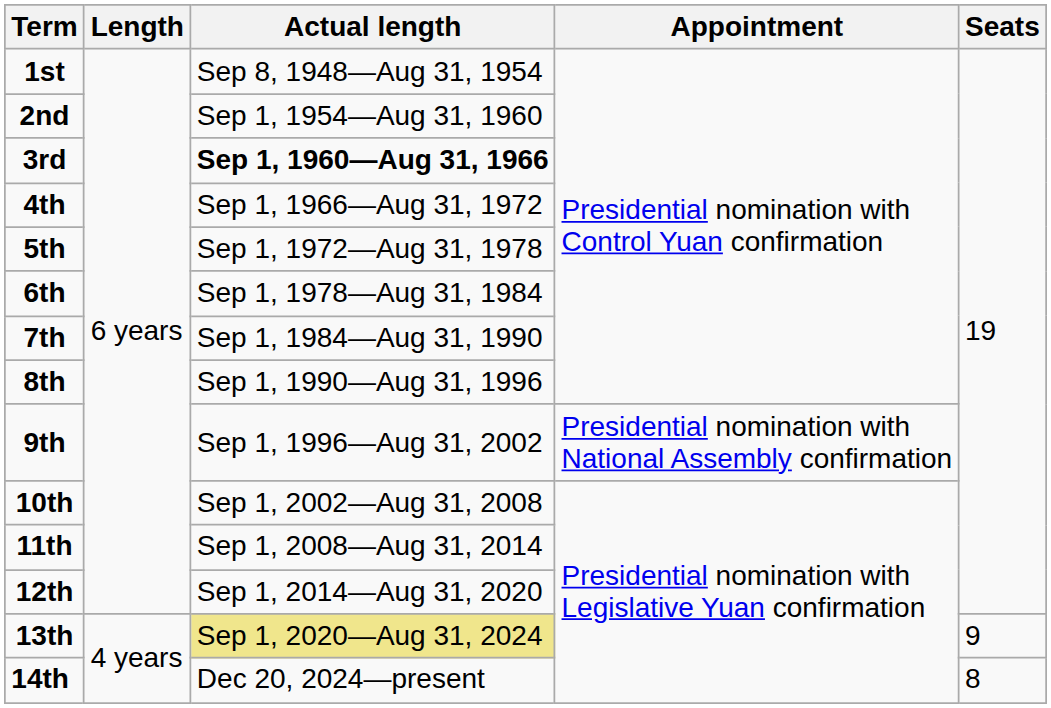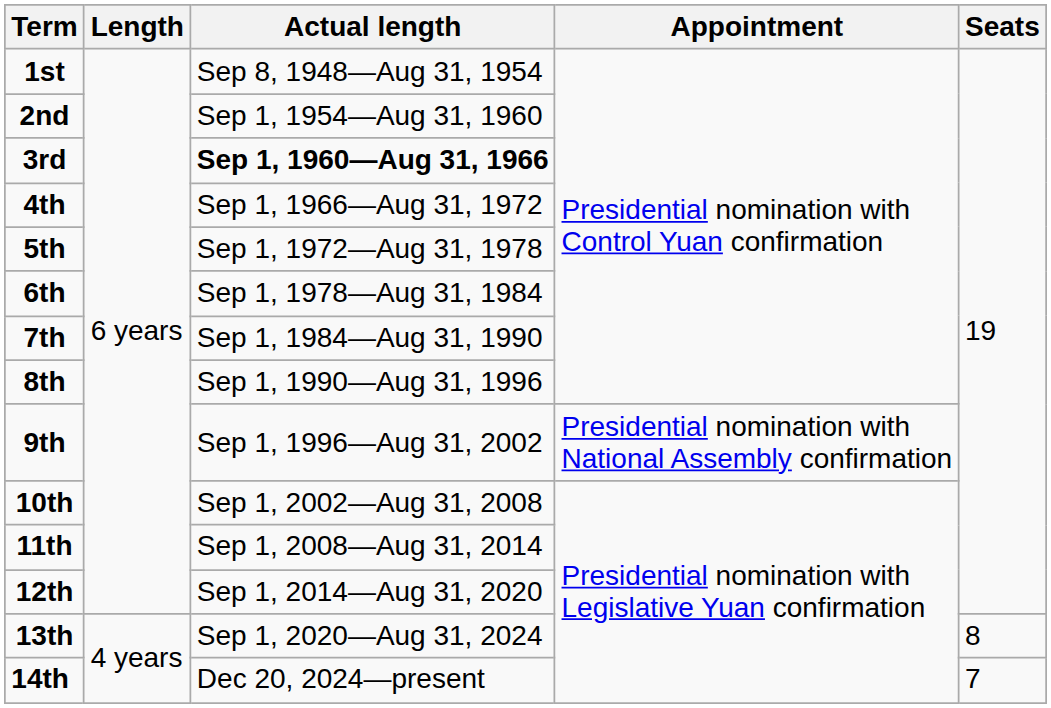(370, 635) khaki background -> (370, 635) no background
(973, 635) 9 -> (973, 635) 8
(973, 679) 8 -> (973, 679) 7
